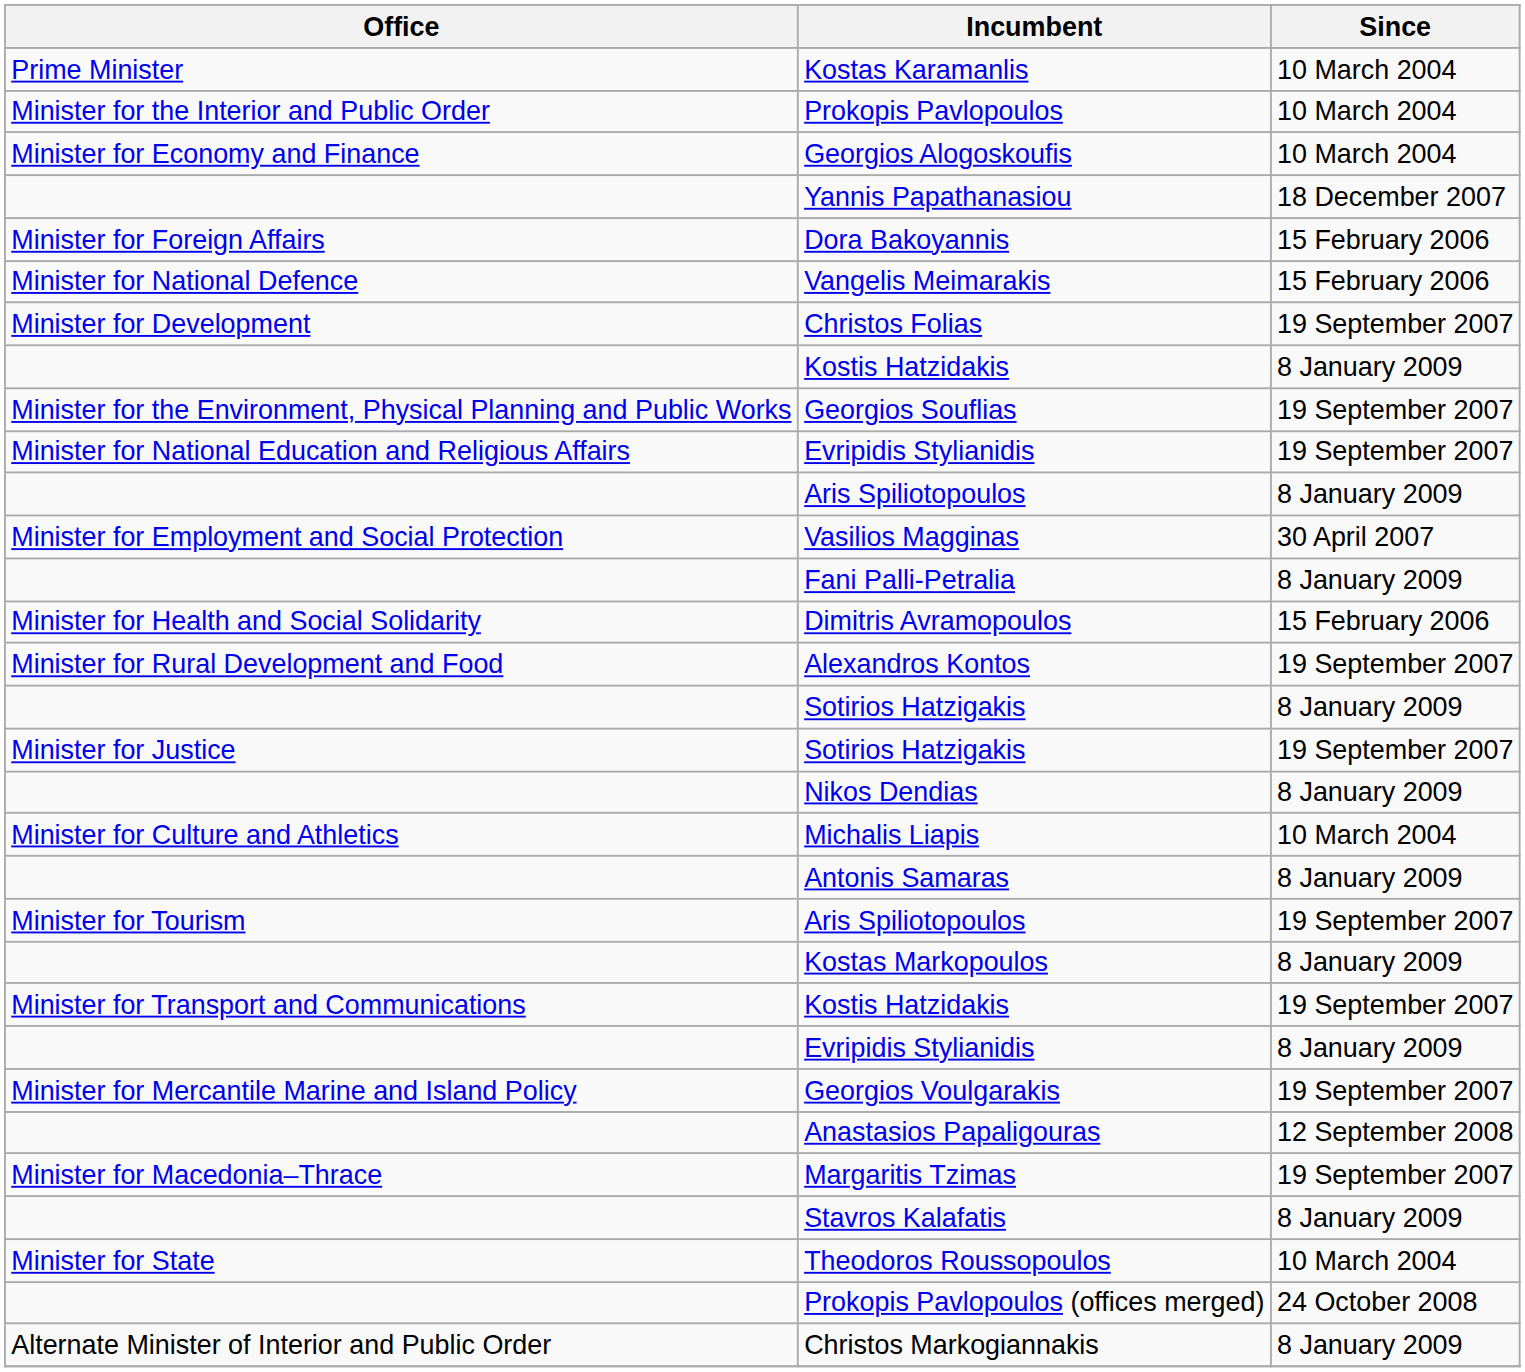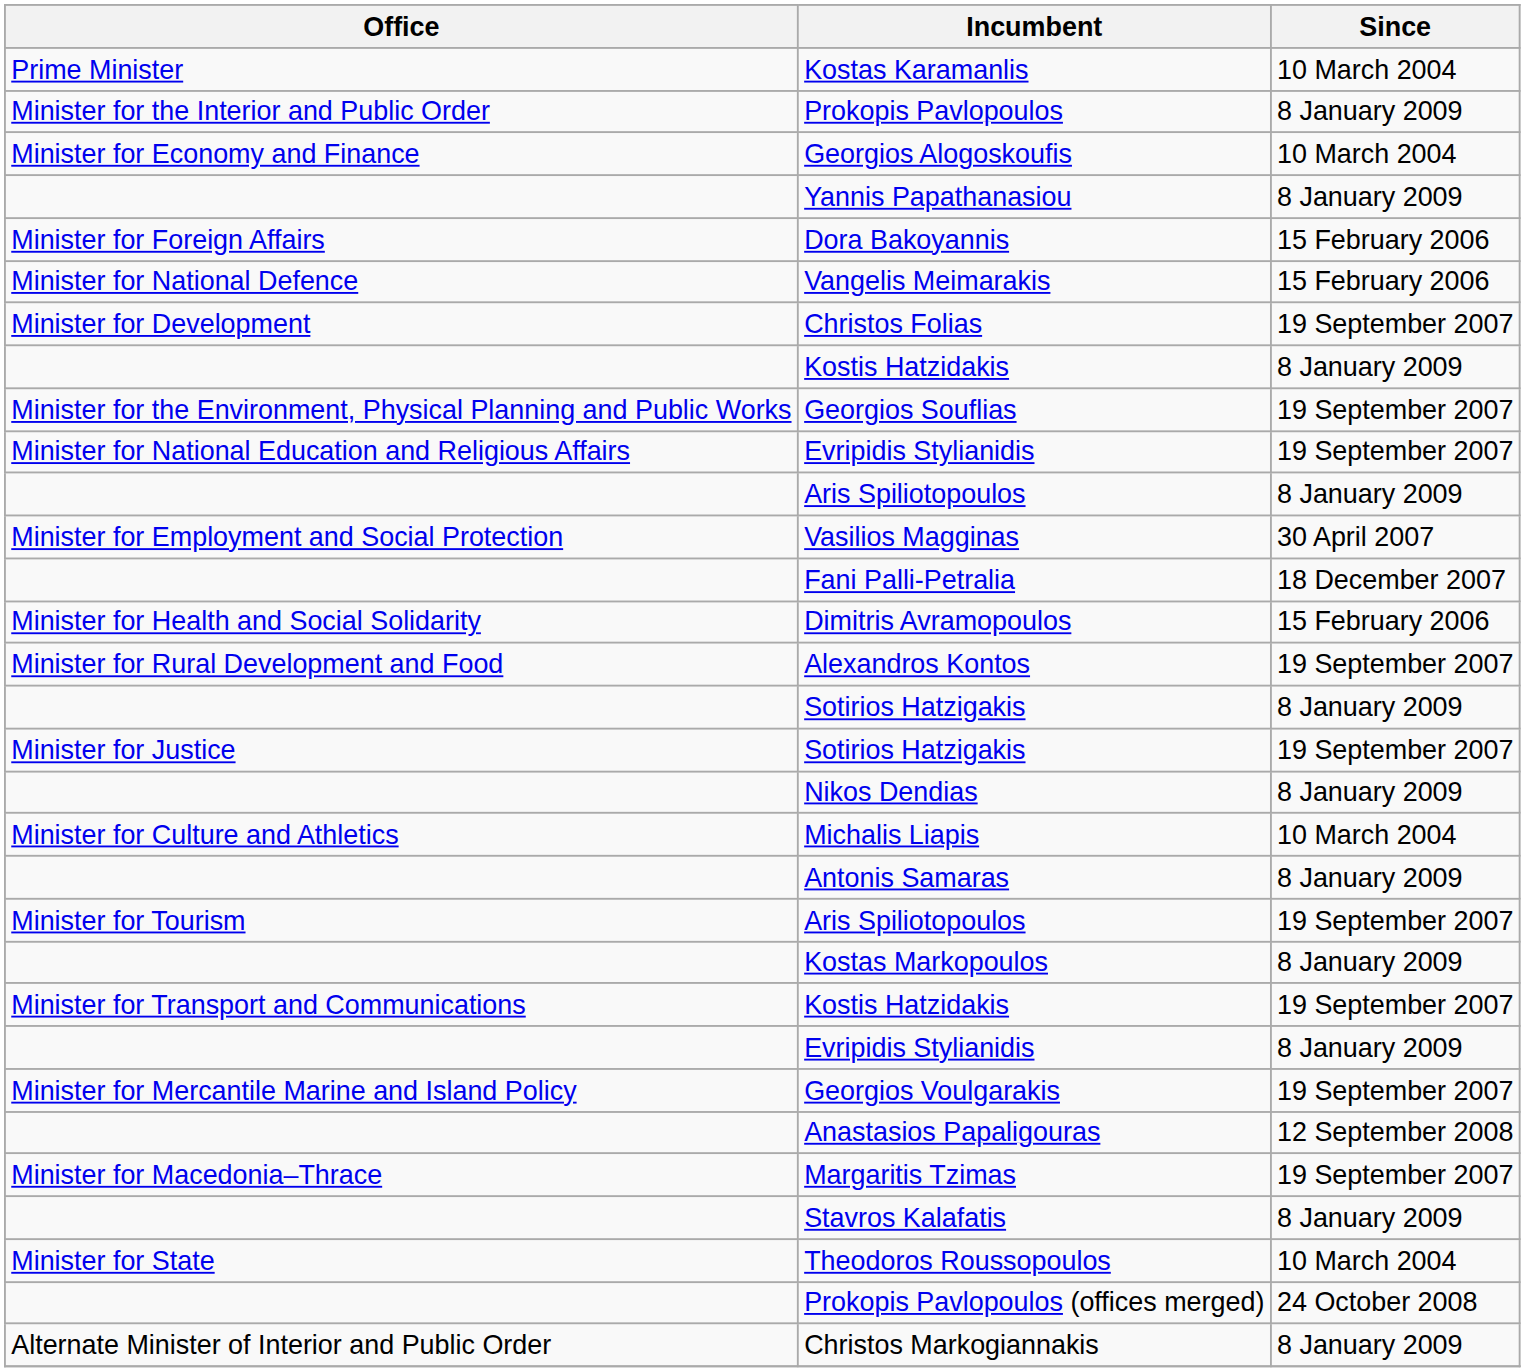(1367, 112) 10 March 2004 -> (1370, 112) 8 January 2009
(1391, 197) 18 December 2007 -> (1370, 197) 8 January 2009
(1370, 580) 8 January 2009 -> (1391, 580) 18 December 2007
